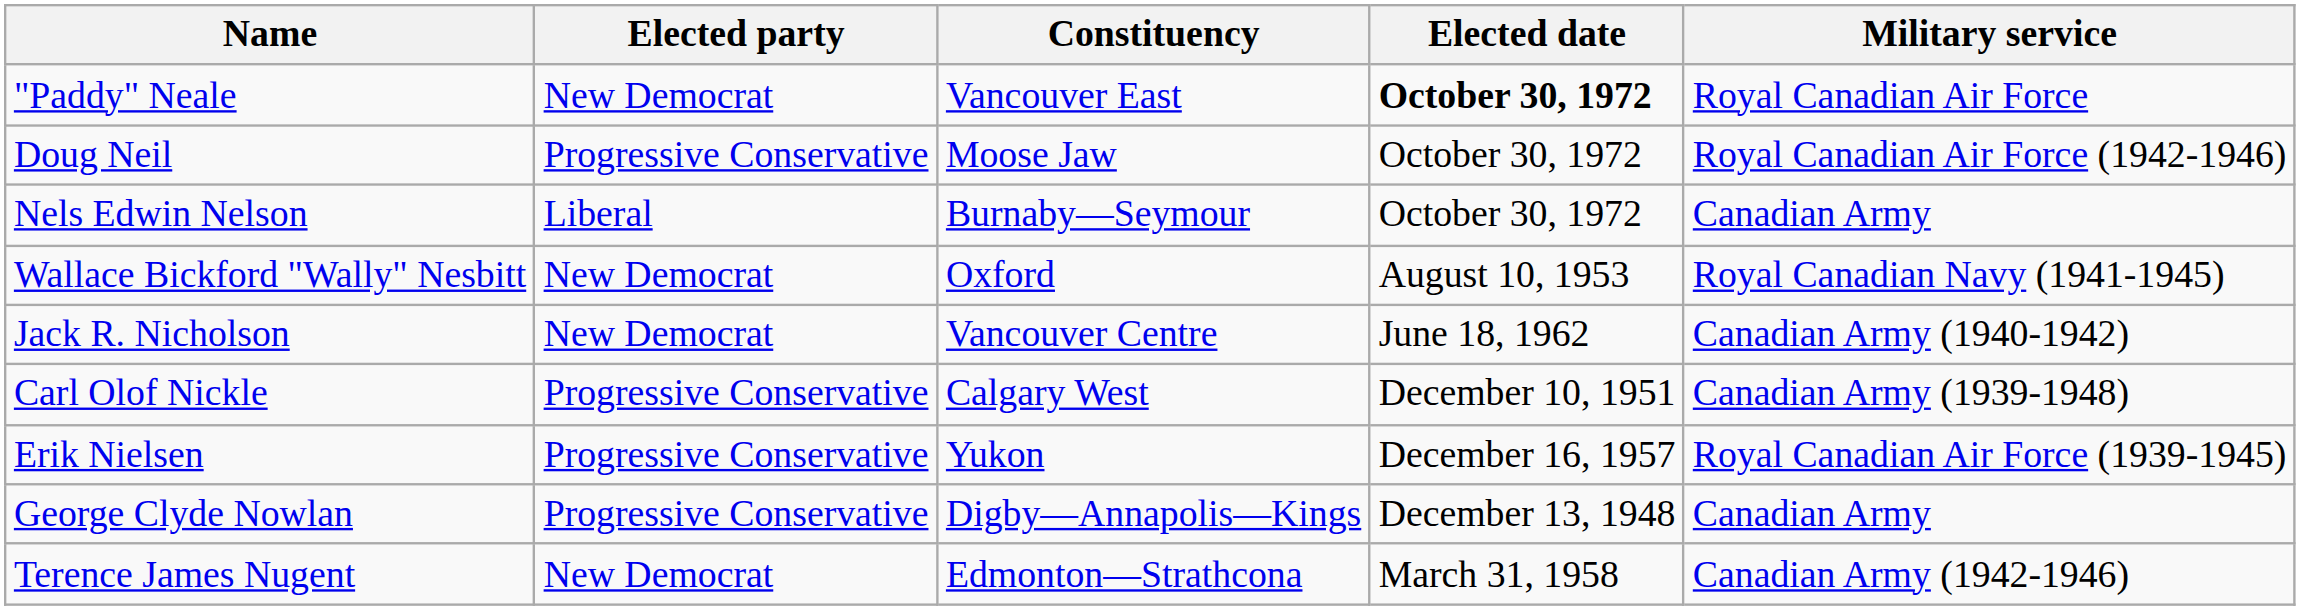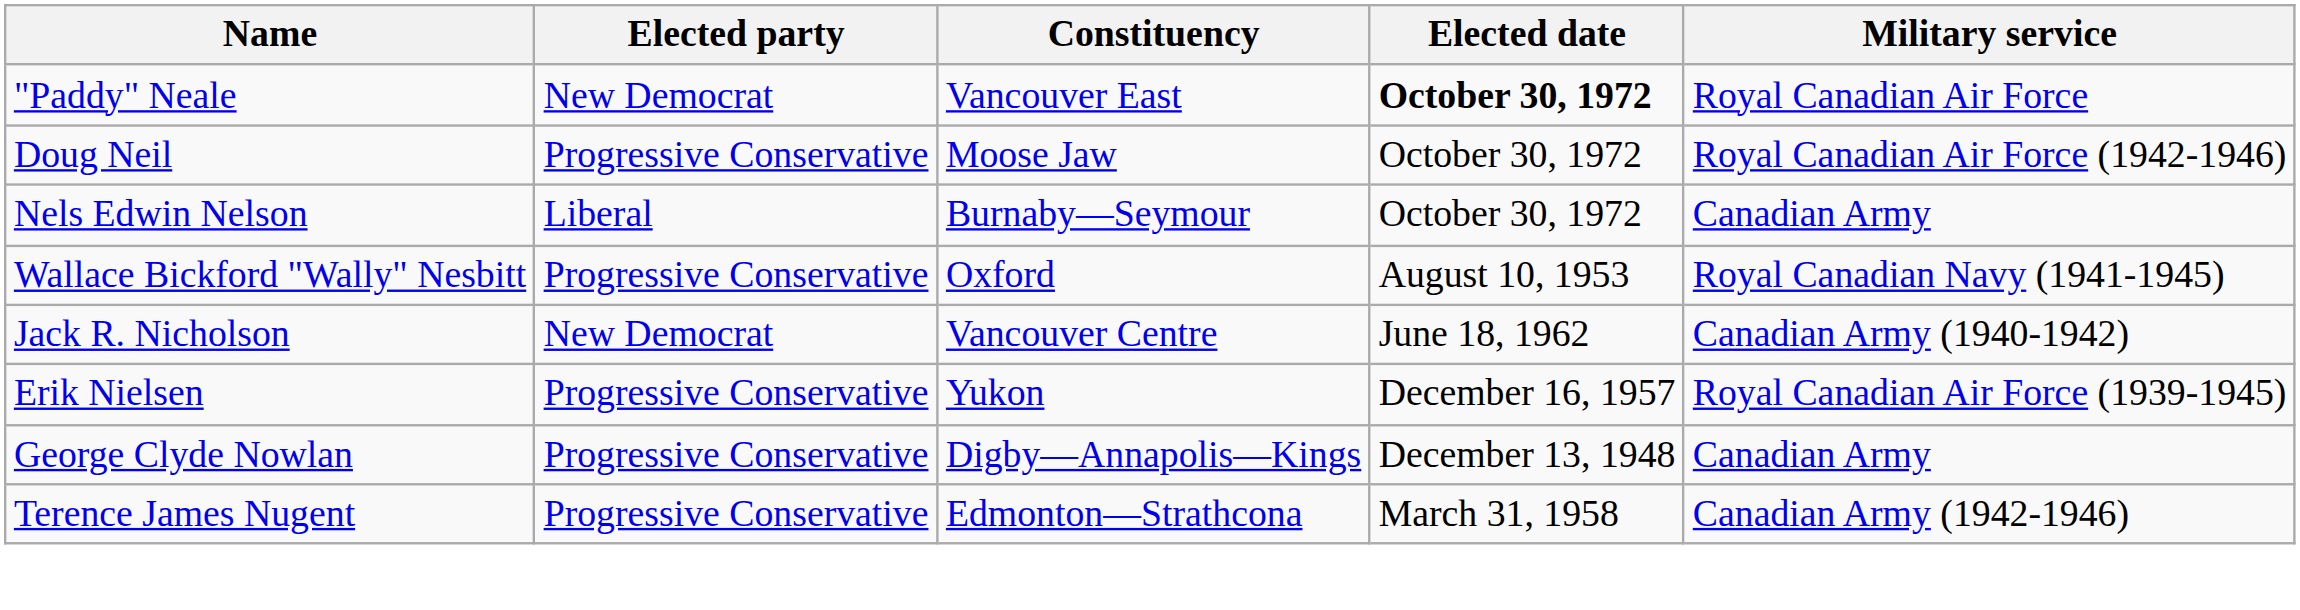(658, 273) New Democrat -> (736, 273) Progressive Conservative
- row: (141, 393)
(658, 573) New Democrat -> (736, 513) Progressive Conservative
